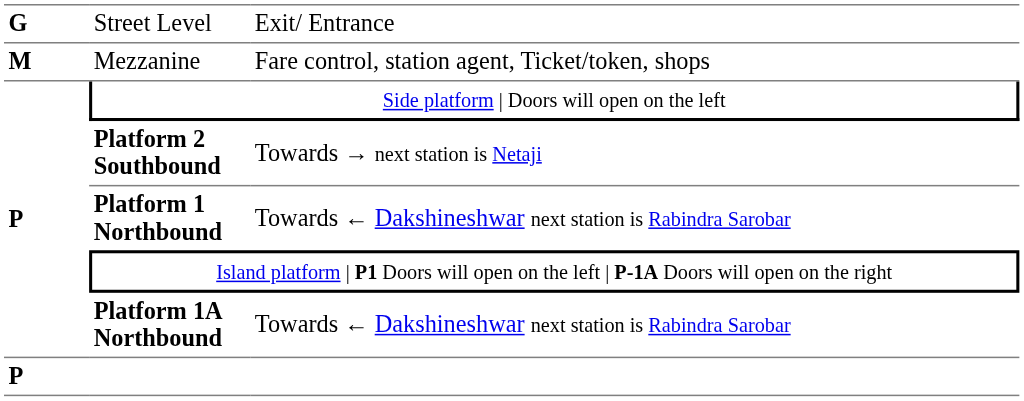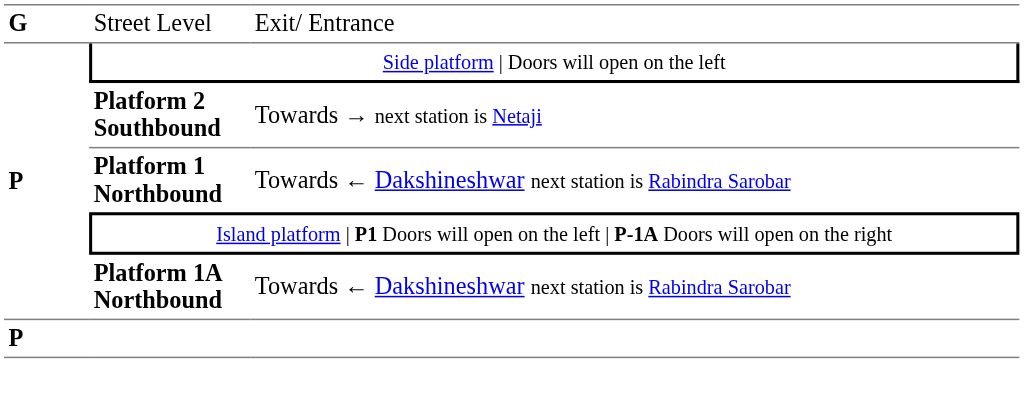- row: (147, 61)
